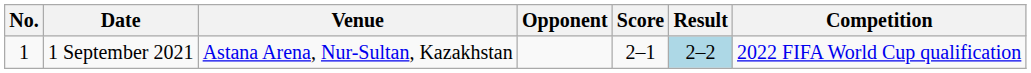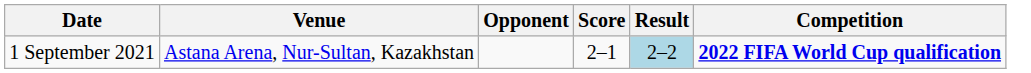- column: (24, 20)
(879, 52) normal -> (850, 52) bold
